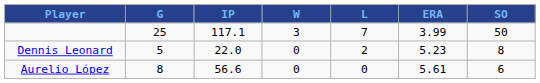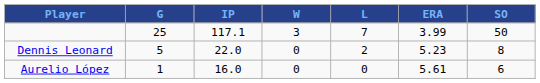(160, 69) 8 -> (160, 69) 1
(228, 69) 56.6 -> (228, 69) 16.0
